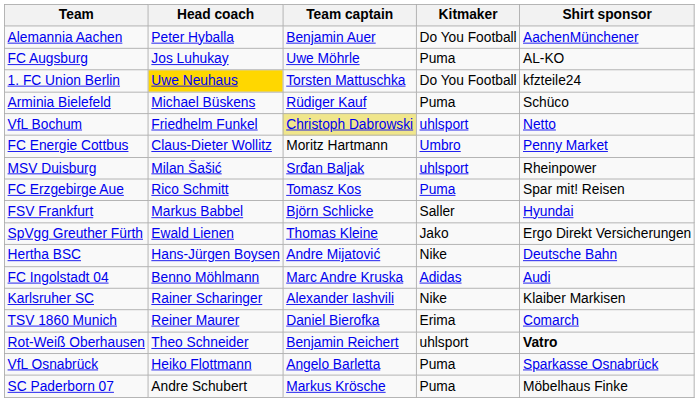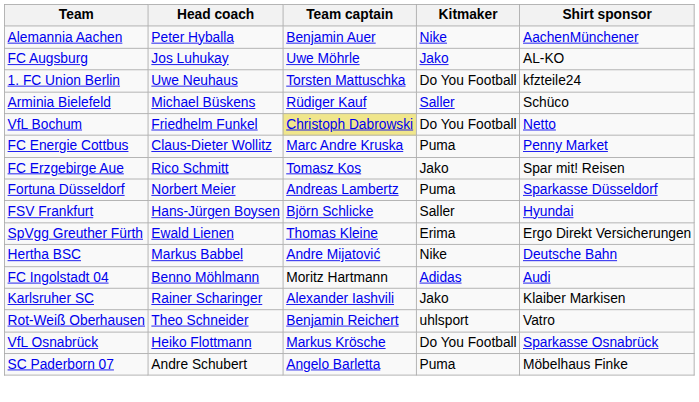(468, 37) Do You Football -> (433, 37) Nike
(437, 59) Puma -> (434, 59) Jako
(195, 80) gold background -> (195, 80) no background
(437, 102) Puma -> (437, 102) Saller
(444, 124) uhlsport -> (468, 124) Do You Football
(337, 146) Moritz Hartmann -> (345, 146) Marc Andre Kruska
(440, 146) Umbro -> (437, 146) Puma
- row: (52, 168)
(437, 189) Puma -> (434, 168) Jako
+ row: (66, 189)
(197, 211) Markus Babbel -> (216, 211) Hans-Jürgen Boysen
(434, 233) Jako -> (437, 233) Erima
(216, 255) Hans-Jürgen Boysen -> (197, 255) Markus Babbel
(345, 277) Marc Andre Kruska -> (337, 277) Moritz Hartmann
(433, 299) Nike -> (434, 299) Jako
- row: (62, 320)
(540, 342) bold -> (539, 320) normal
(333, 364) Angelo Barletta -> (336, 342) Markus Krösche
(437, 364) Puma -> (468, 342) Do You Football
(336, 386) Markus Krösche -> (333, 364) Angelo Barletta
